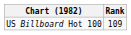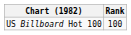(115, 24) 109 -> (115, 24) 100
